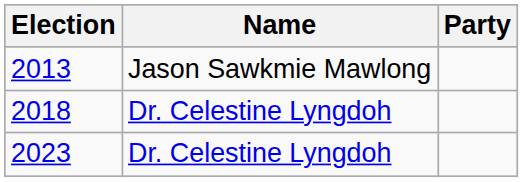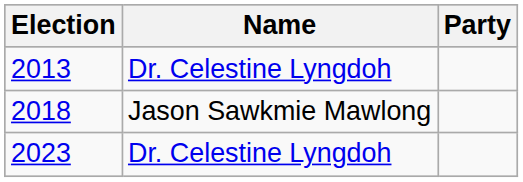(280, 68) Jason Sawkmie Mawlong -> (260, 68) Dr. Celestine Lyngdoh
(260, 111) Dr. Celestine Lyngdoh -> (280, 111) Jason Sawkmie Mawlong
